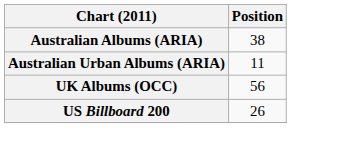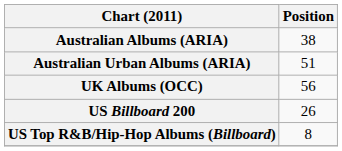(257, 63) 11 -> (308, 63) 51
+ row: (142, 134)
